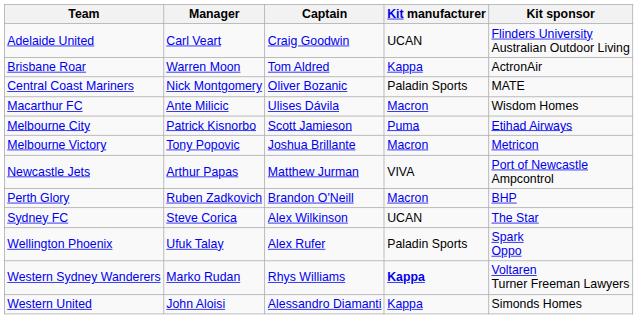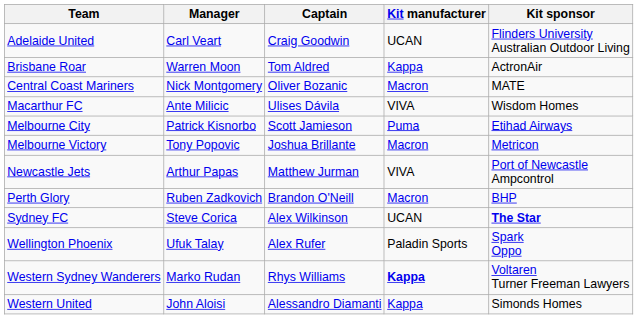(427, 86) Paladin Sports -> (408, 86) Macron
(408, 106) Macron -> (401, 106) VIVA
(515, 217) normal -> (516, 217) bold
